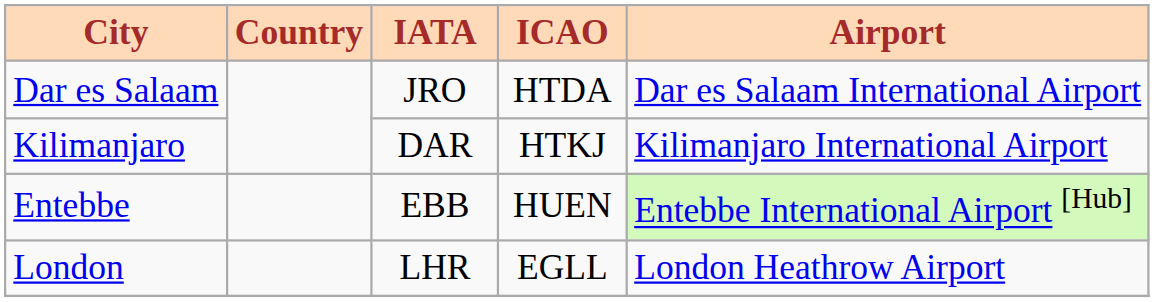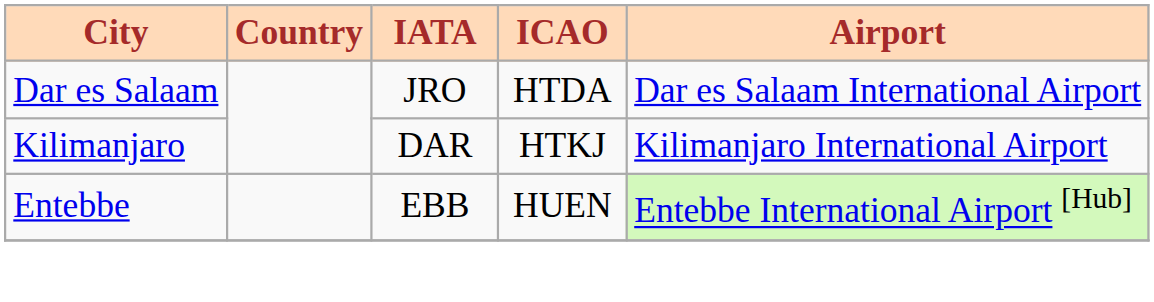- row: (69, 267)
